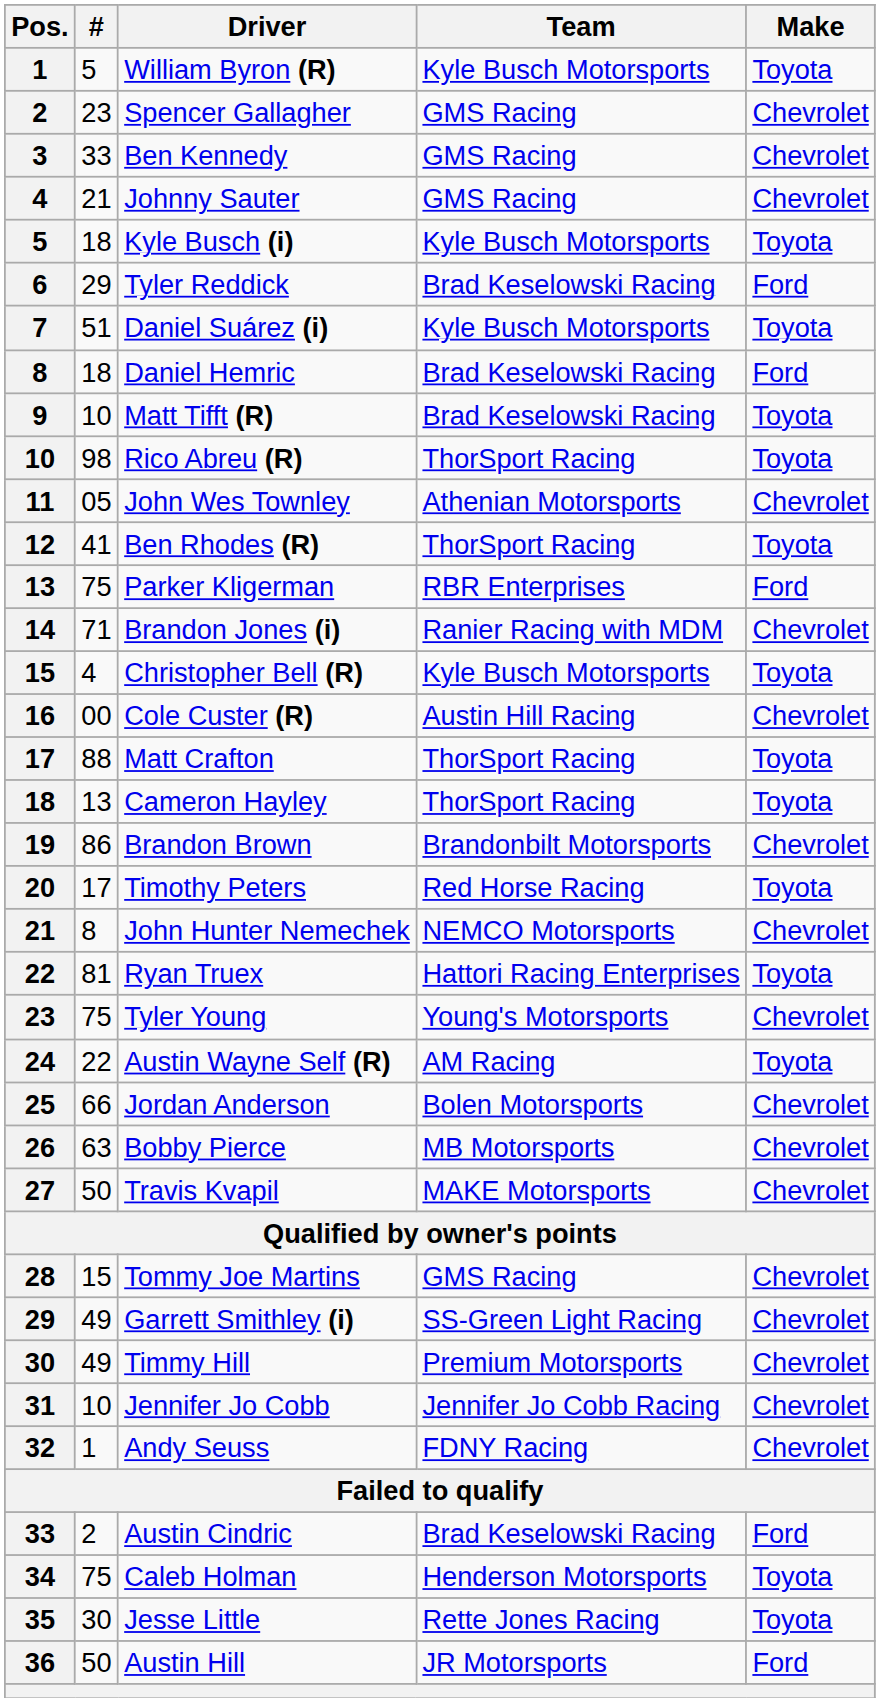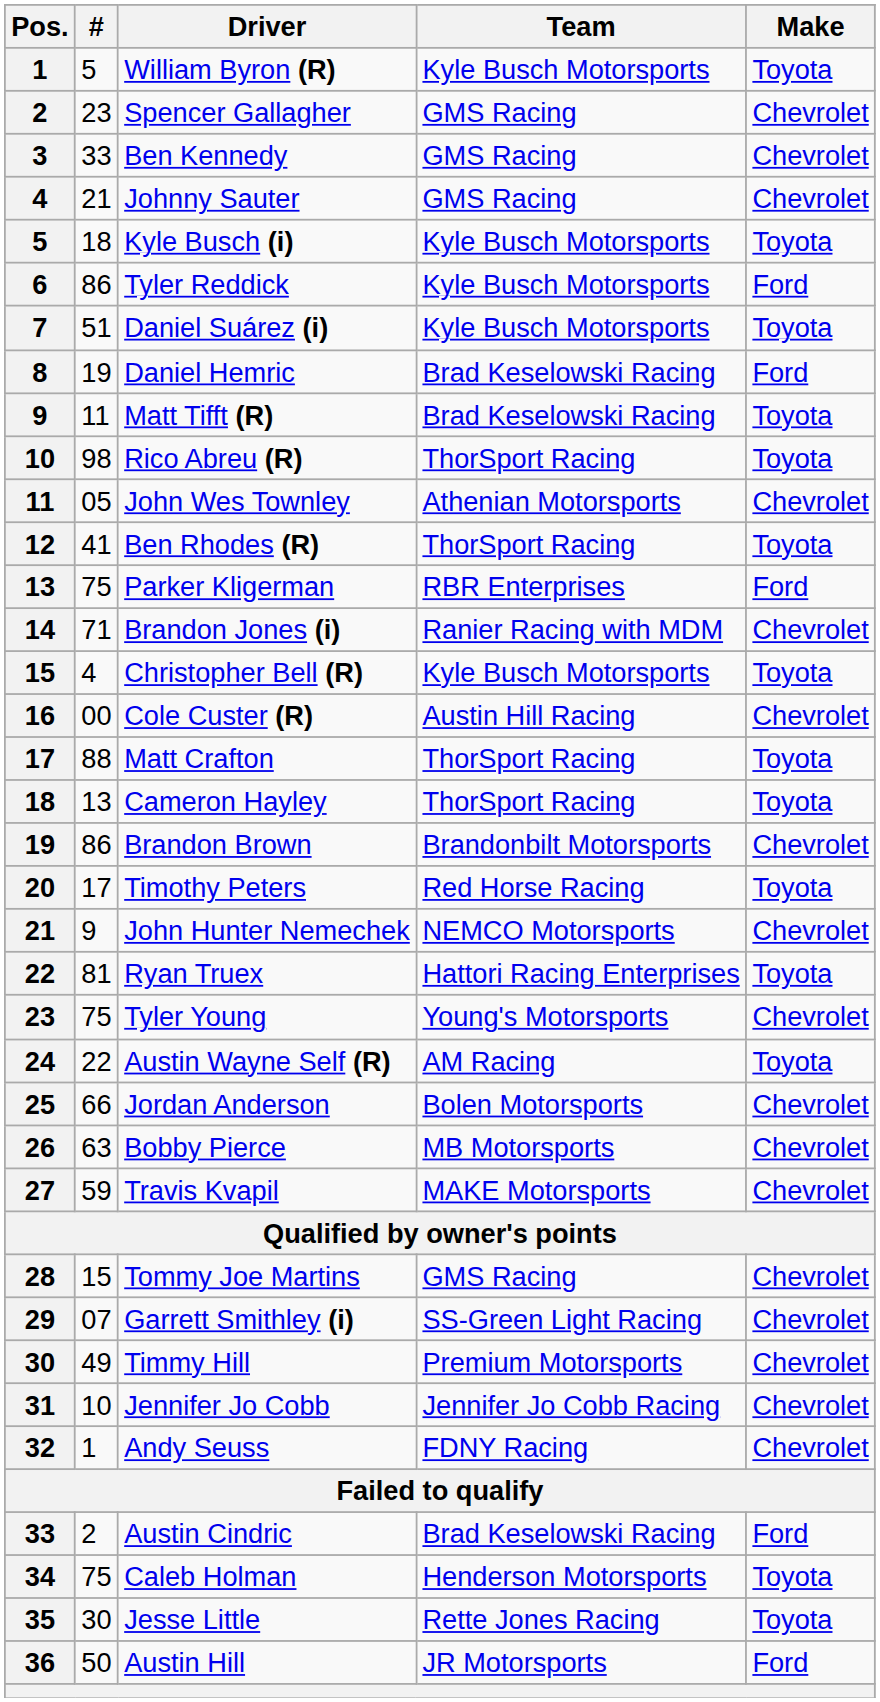(96, 285) 29 -> (96, 285) 86
(569, 285) Brad Keselowski Racing -> (566, 285) Kyle Busch Motorsports
(96, 371) 18 -> (96, 371) 19
(96, 414) 10 -> (95, 414) 11
(89, 931) 8 -> (89, 931) 9
(96, 1190) 50 -> (96, 1190) 59
(96, 1319) 49 -> (96, 1319) 07
